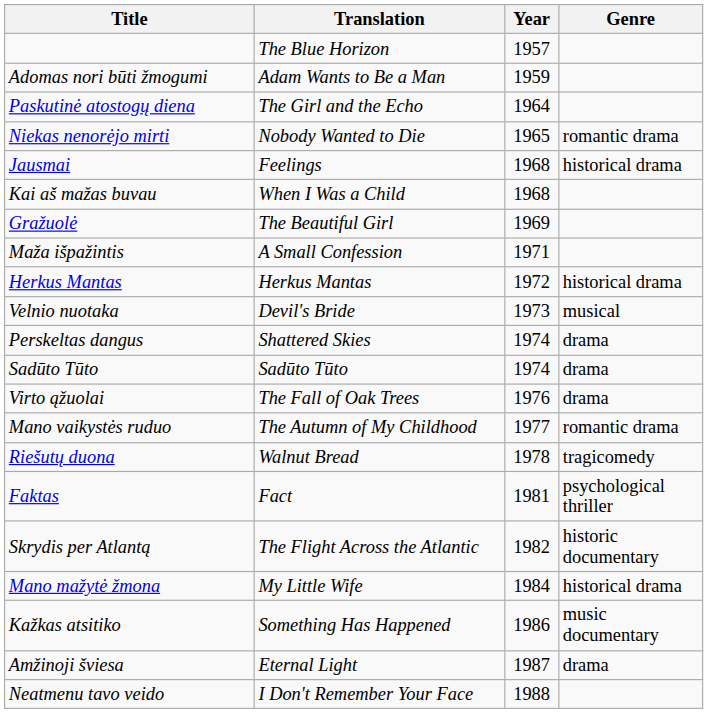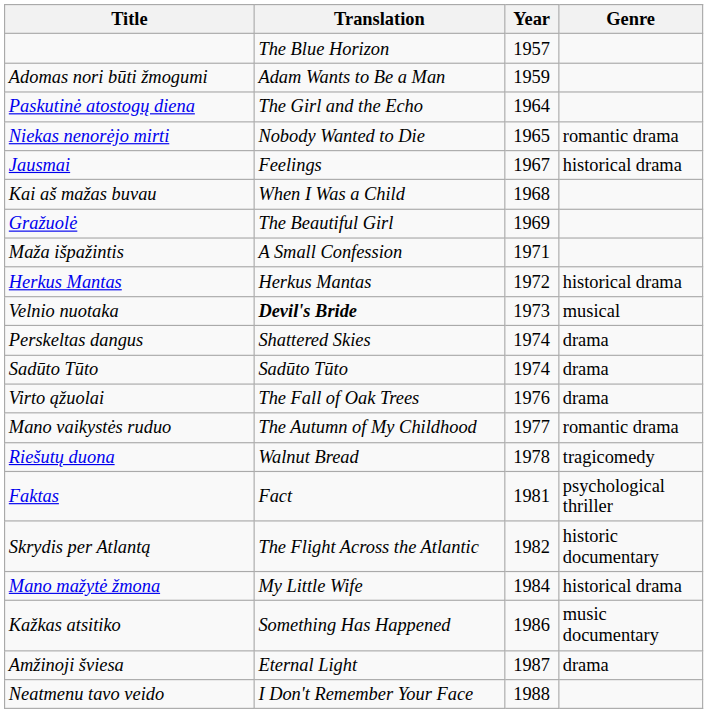(532, 164) 1968 -> (532, 164) 1967
(307, 310) normal -> (308, 310) bold
